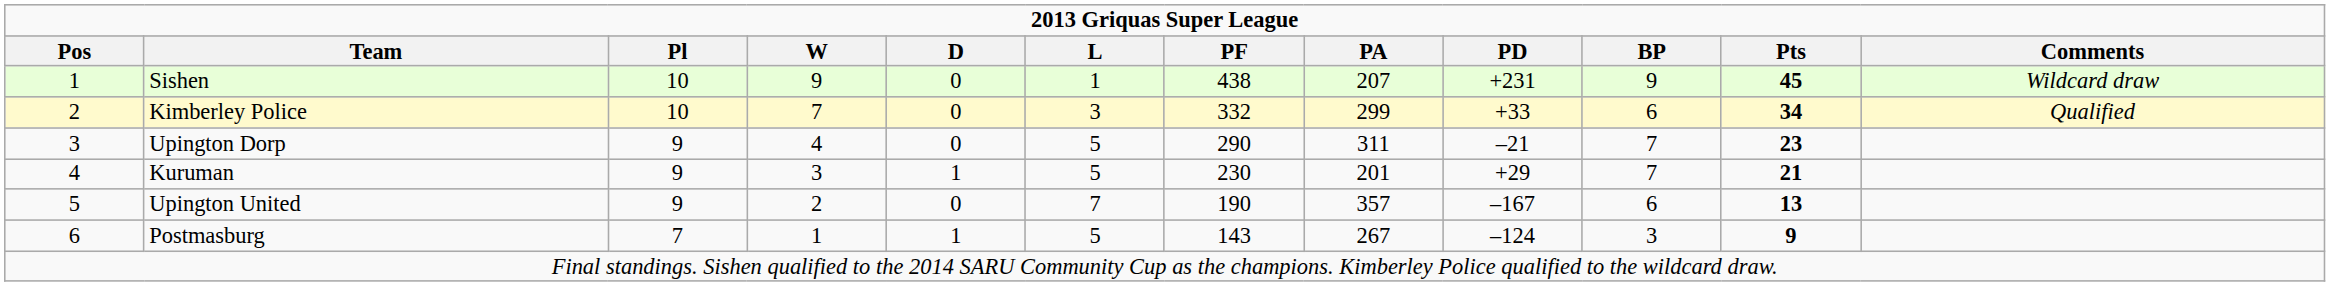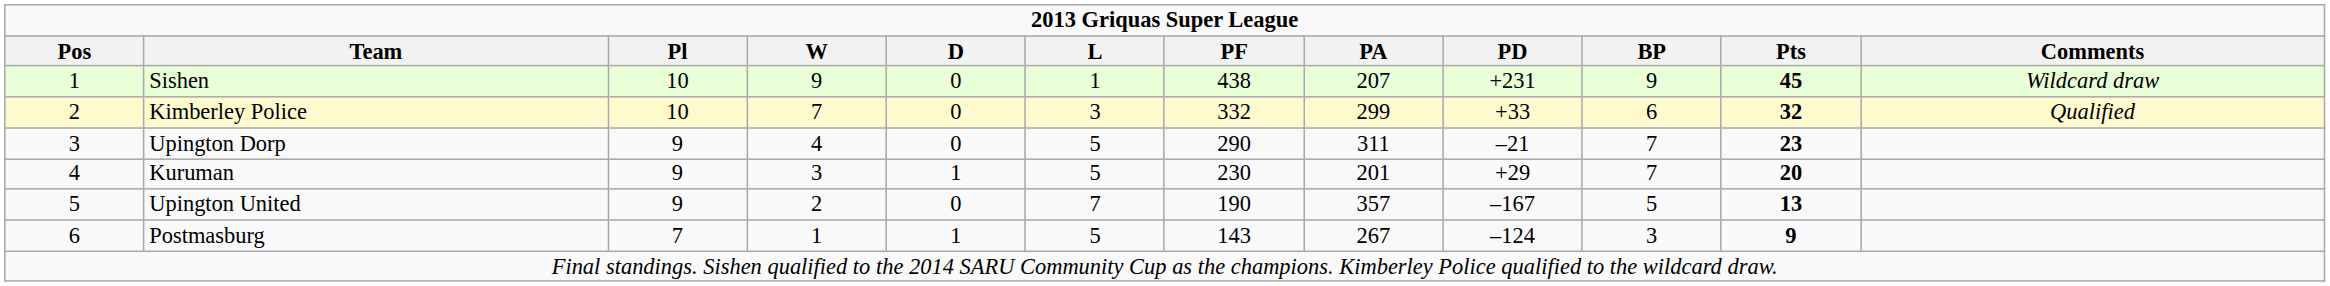(1791, 112) 34 -> (1791, 112) 32
(1791, 173) 21 -> (1791, 173) 20
(1652, 204) 6 -> (1652, 204) 5
